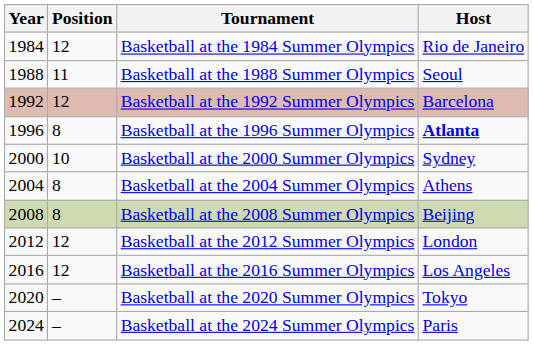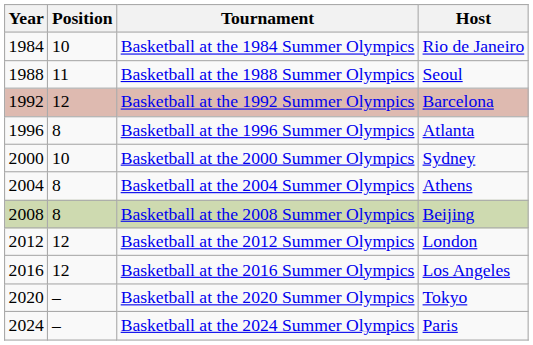(61, 46) 12 -> (61, 46) 10
(451, 130) bold -> (448, 130) normal
